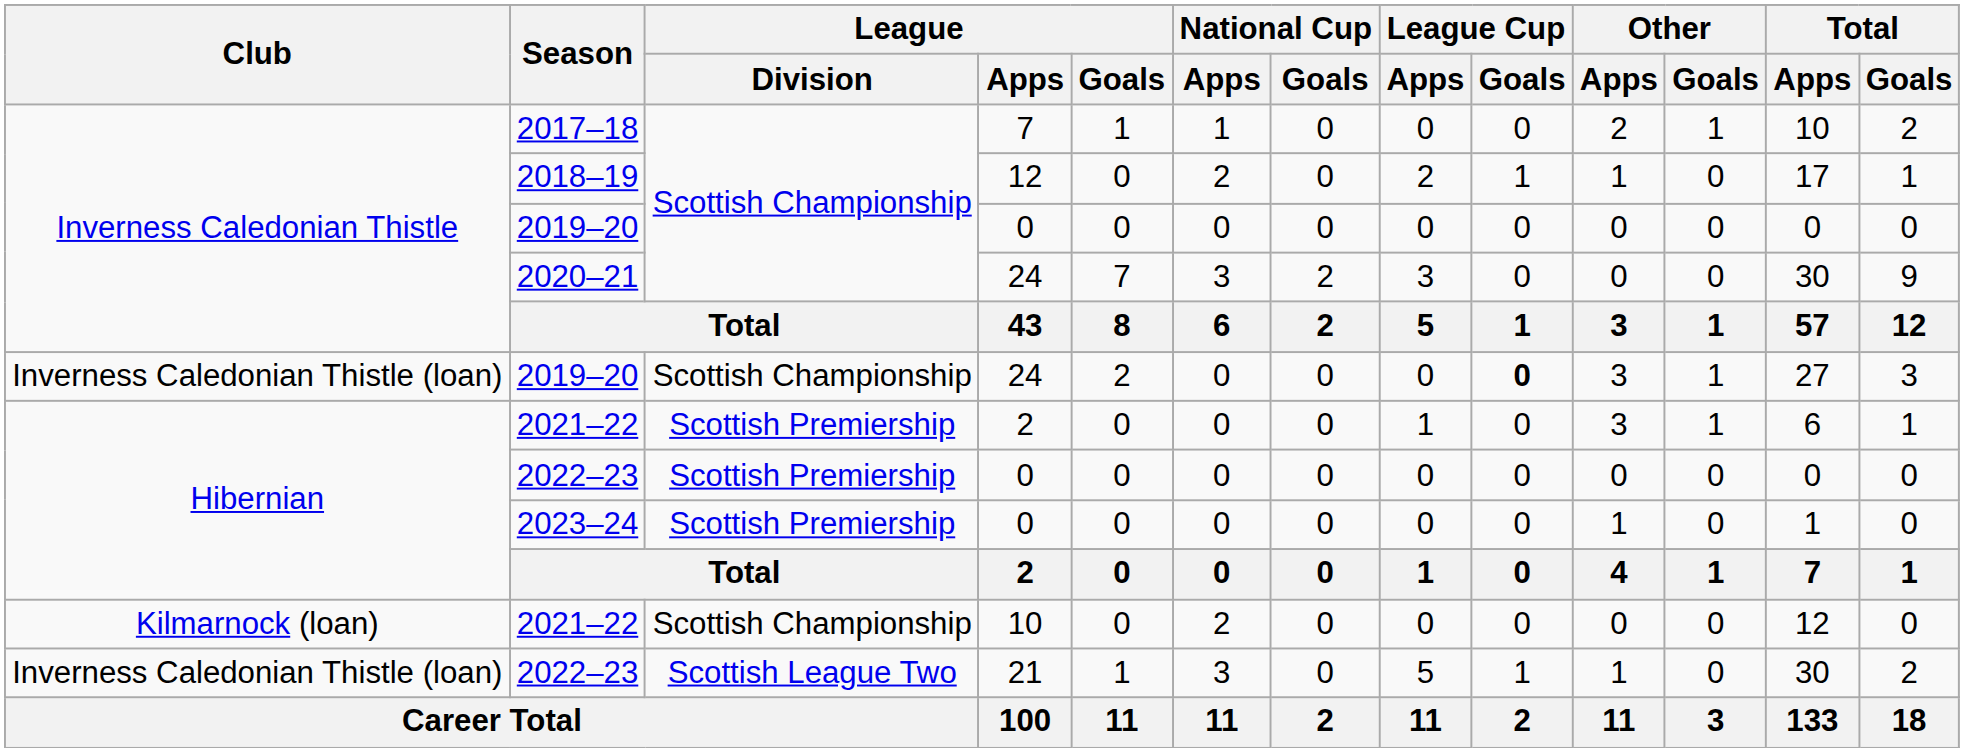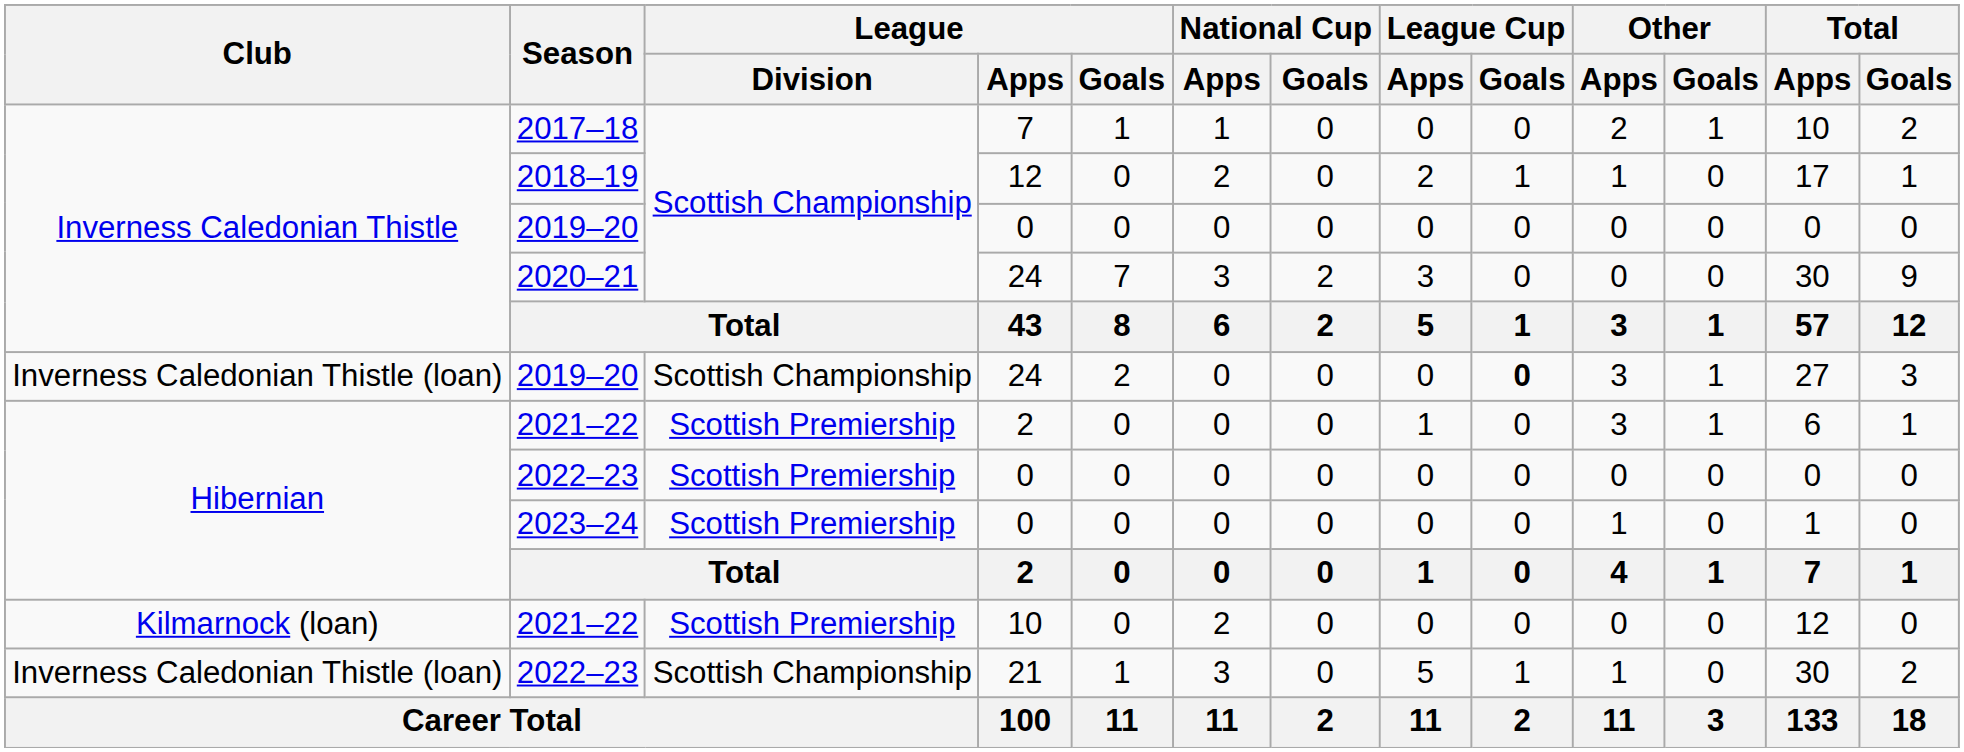(812, 623) Scottish Championship -> (812, 623) Scottish Premiership
(812, 672) Scottish League Two -> (812, 672) Scottish Championship
